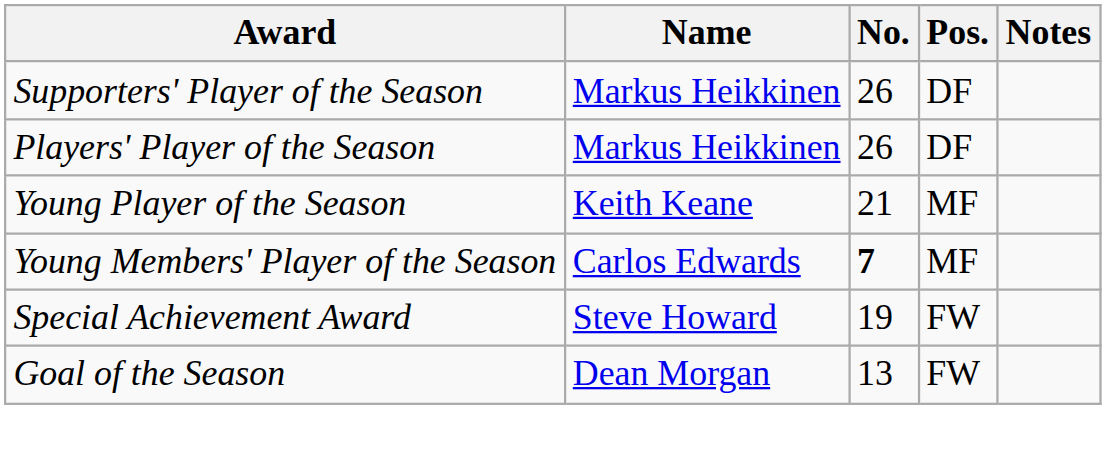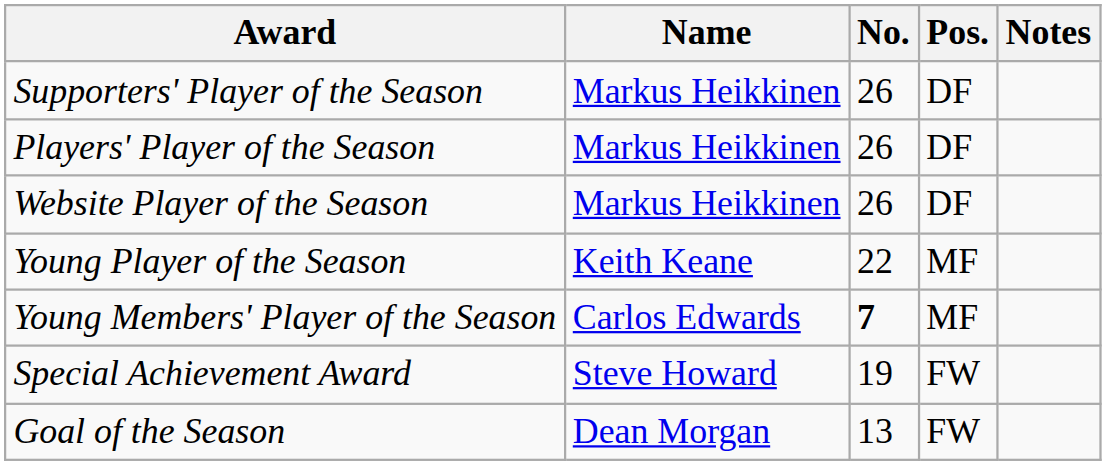+ row: (221, 203)
(875, 203) 21 -> (875, 260) 22
